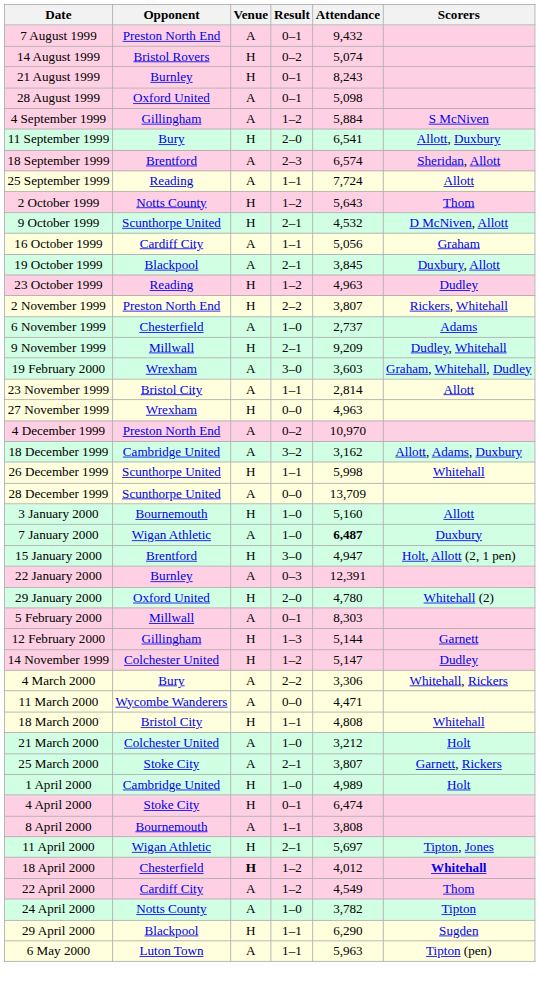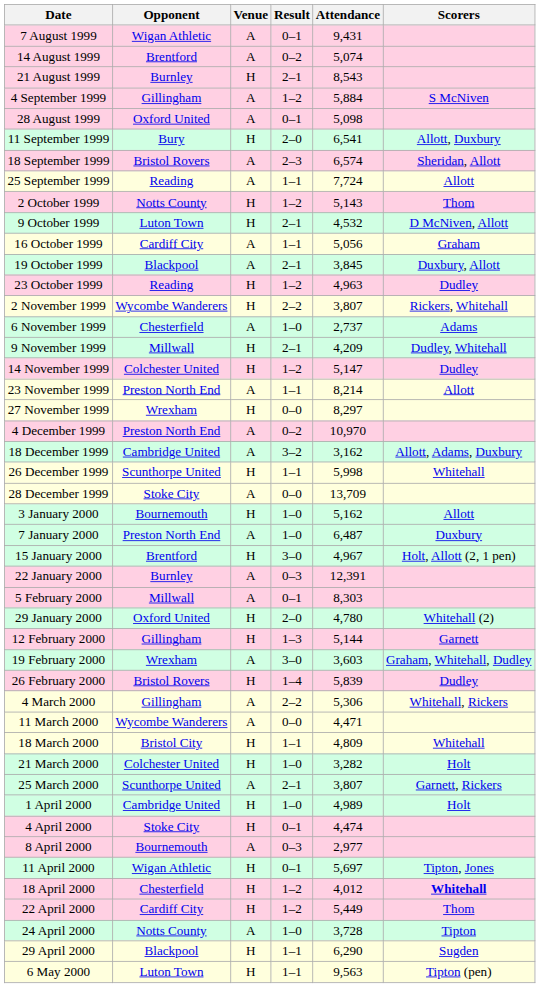(171, 35) Preston North End -> (171, 35) Wigan Athletic
(348, 35) 9,432 -> (348, 35) 9,431
(171, 56) Bristol Rovers -> (171, 56) Brentford
(251, 56) H -> (251, 56) A
(292, 77) 0–1 -> (292, 77) 2–1
(348, 77) 8,243 -> (348, 77) 8,543
rows swapped: (58, 98) <-> (58, 118)
(171, 160) Brentford -> (171, 160) Bristol Rovers
(348, 202) 5,643 -> (348, 202) 5,143
(171, 222) Scunthorpe United -> (171, 222) Luton Town
(171, 306) Preston North End -> (171, 306) Wycombe Wanderers
(348, 347) 9,209 -> (348, 347) 4,209
rows swapped: (58, 659) <-> (58, 368)
(171, 389) Bristol City -> (171, 389) Preston North End
(348, 389) 2,814 -> (348, 389) 8,214
(348, 410) 4,963 -> (348, 410) 8,297
(171, 493) Scunthorpe United -> (171, 493) Stoke City
(348, 514) 5,160 -> (348, 514) 5,162
(171, 535) Wigan Athletic -> (171, 535) Preston North End
(348, 535) bold -> (348, 535) normal
(348, 555) 4,947 -> (348, 555) 4,967
rows swapped: (58, 597) <-> (58, 618)
+ row: (58, 680)
(171, 680) Bury -> (171, 701) Gillingham
(348, 680) 3,306 -> (348, 701) 5,306
(348, 722) 4,808 -> (348, 743) 4,809
(251, 743) A -> (251, 763) H
(348, 743) 3,212 -> (348, 763) 3,282
(171, 763) Stoke City -> (171, 784) Scunthorpe United
(348, 805) 6,474 -> (348, 826) 4,474
(292, 826) 1–1 -> (292, 847) 0–3
(348, 826) 3,808 -> (348, 847) 2,977
(292, 847) 2–1 -> (292, 868) 0–1
(251, 868) bold -> (251, 888) normal
(251, 888) A -> (251, 909) H
(348, 888) 4,549 -> (348, 909) 5,449
(348, 909) 3,782 -> (348, 930) 3,728
(251, 951) A -> (251, 972) H
(348, 951) 5,963 -> (348, 972) 9,563
